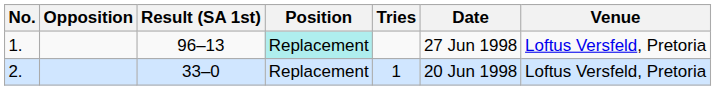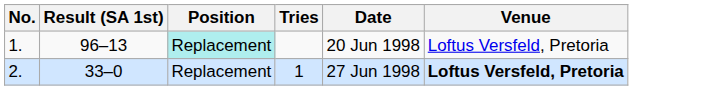- column: (88, 17)
(471, 44) 27 Jun 1998 -> (373, 44) 20 Jun 1998
(471, 71) 20 Jun 1998 -> (373, 71) 27 Jun 1998
(616, 71) normal -> (526, 71) bold
